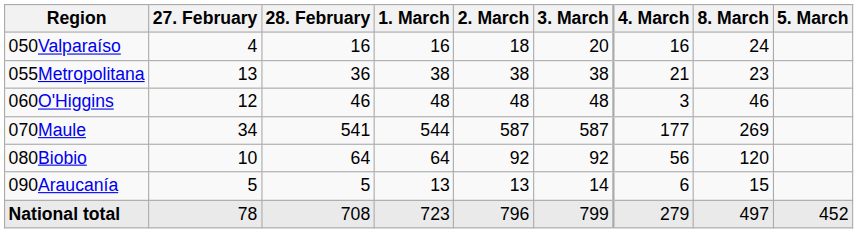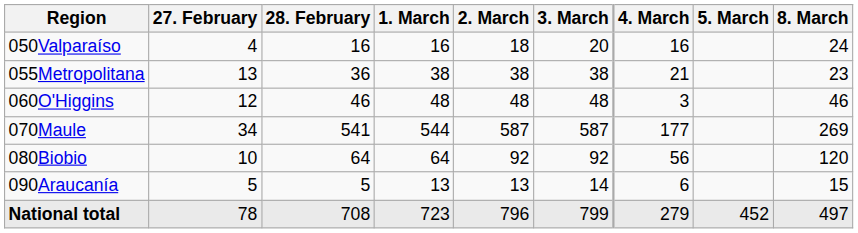columns swapped: (813, 18) <-> (733, 18)
